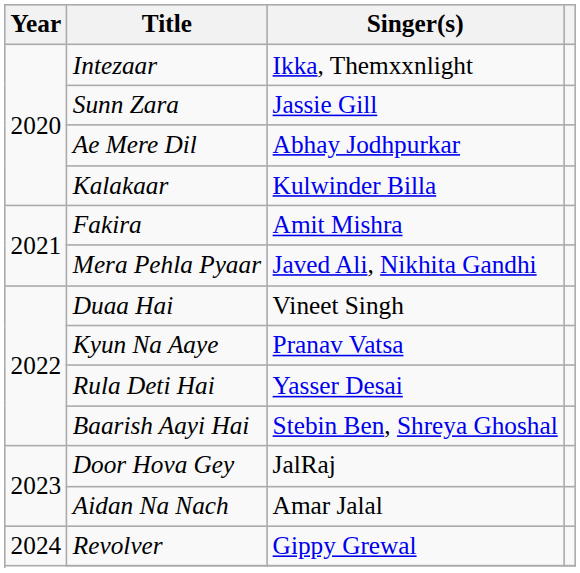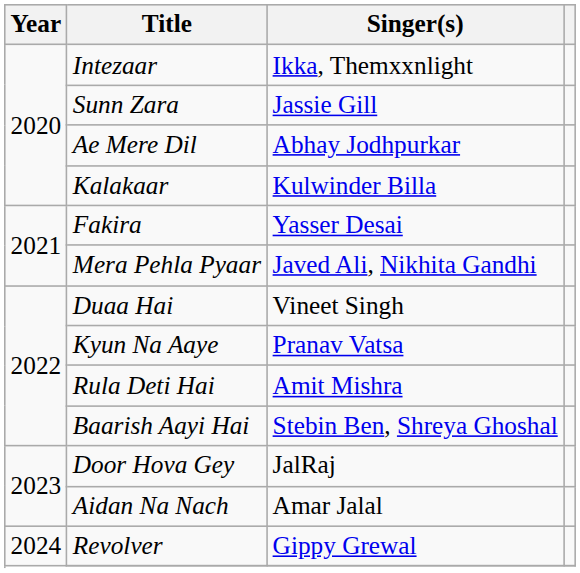(338, 225) Amit Mishra -> (338, 225) Yasser Desai
(338, 385) Yasser Desai -> (338, 385) Amit Mishra
